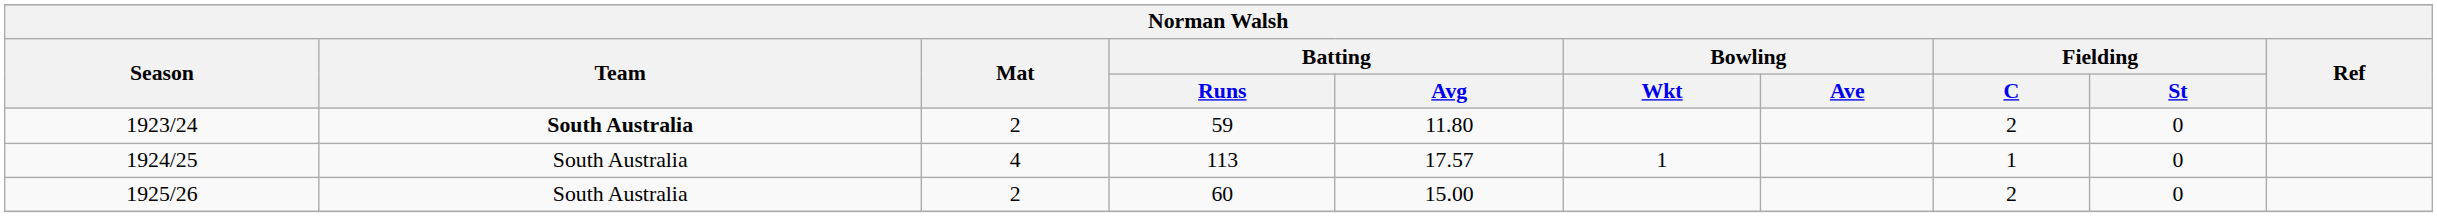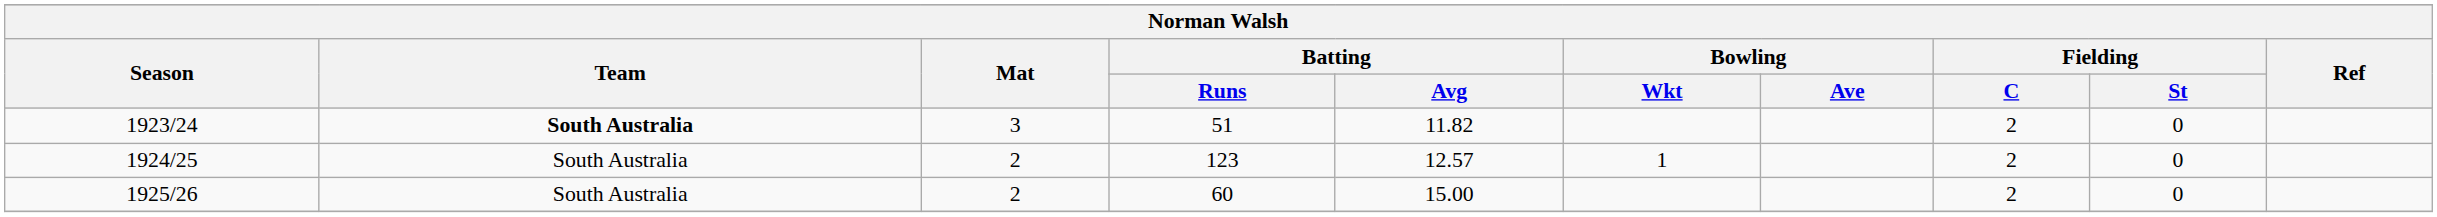(1015, 125) 2 -> (1015, 125) 3
(1222, 125) 59 -> (1222, 125) 51
(1449, 125) 11.80 -> (1449, 125) 11.82
(1015, 159) 4 -> (1015, 159) 2
(1222, 159) 113 -> (1222, 159) 123
(1449, 159) 17.57 -> (1449, 159) 12.57
(2011, 159) 1 -> (2011, 159) 2
